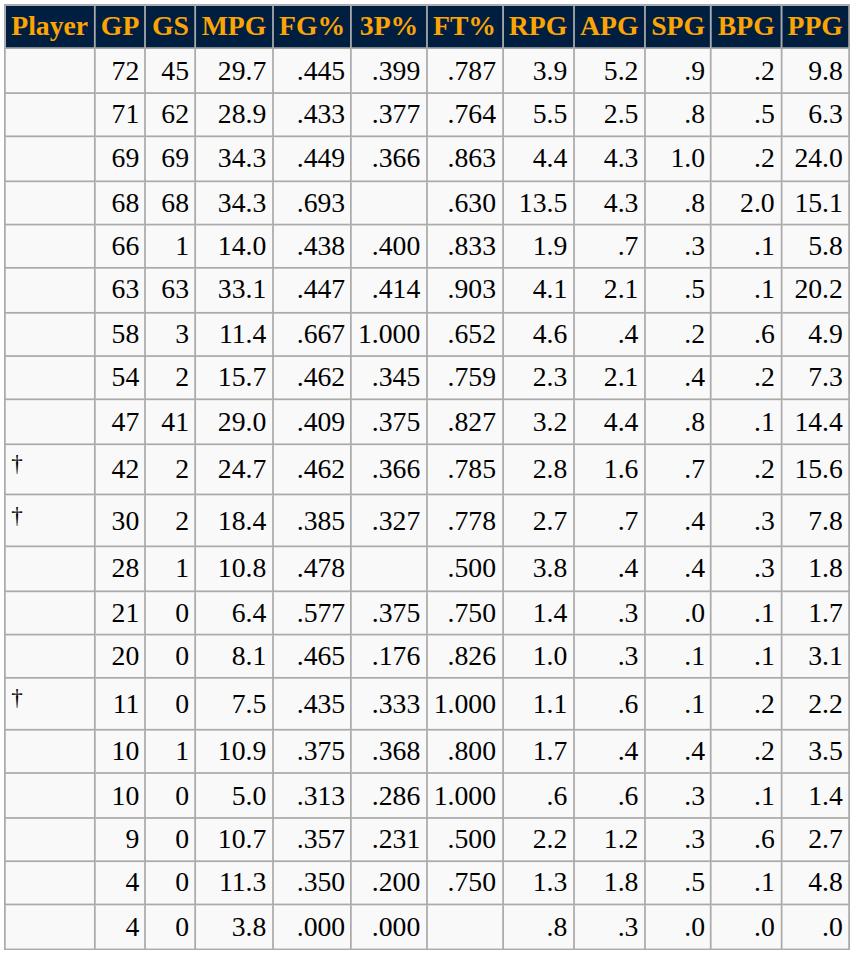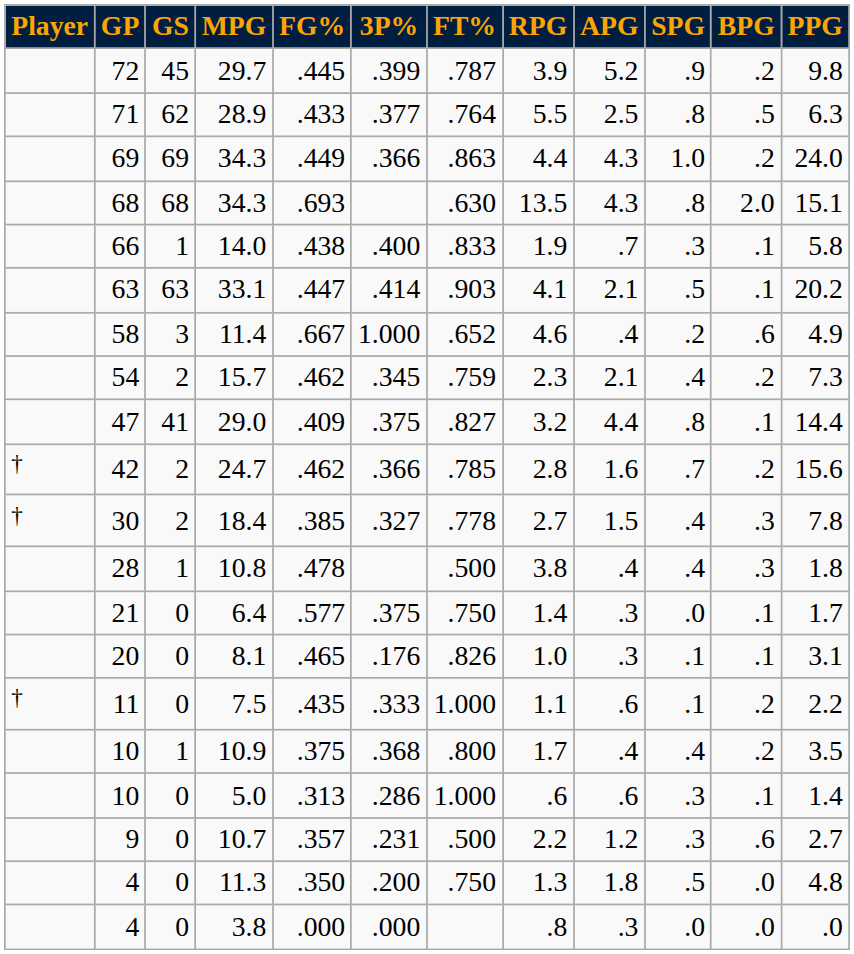(628, 520) .7 -> (621, 520) 1.5
(764, 882) .1 -> (764, 882) .0
